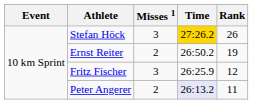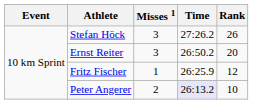(197, 35) gold background -> (197, 35) no background
(156, 53) 2 -> (156, 53) 3
(232, 53) 19 -> (232, 53) 20
(156, 71) 3 -> (156, 71) 1
(232, 90) 11 -> (232, 90) 10
